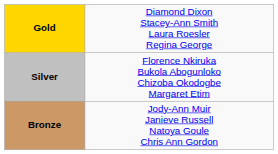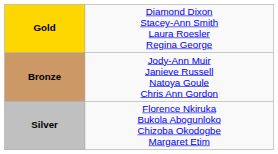rows swapped: (45, 77) <-> (45, 125)
